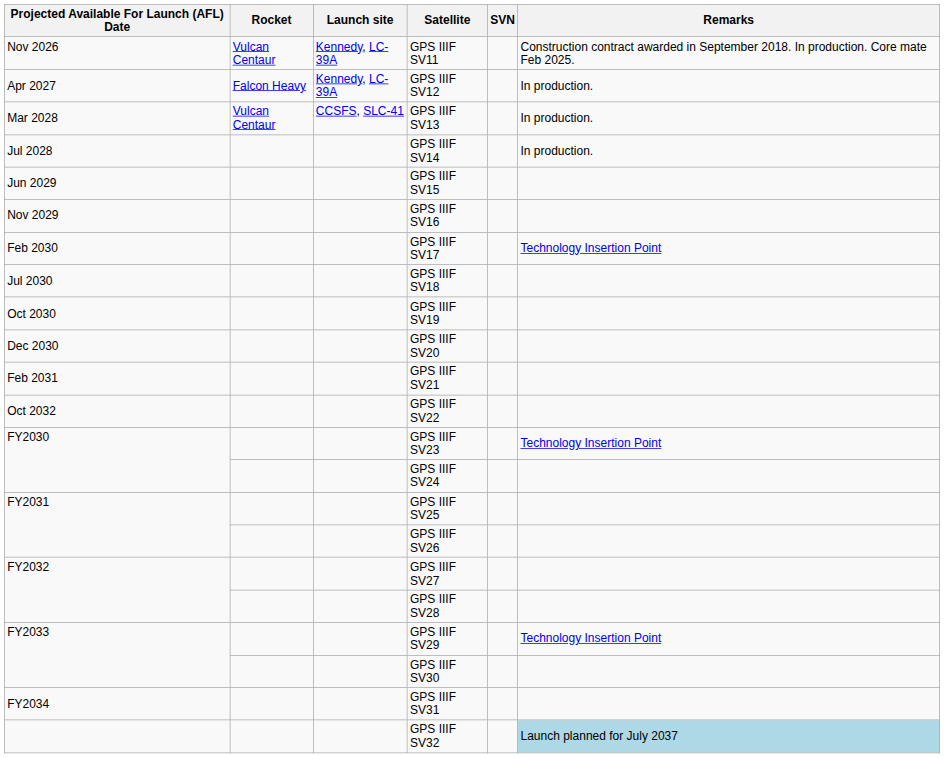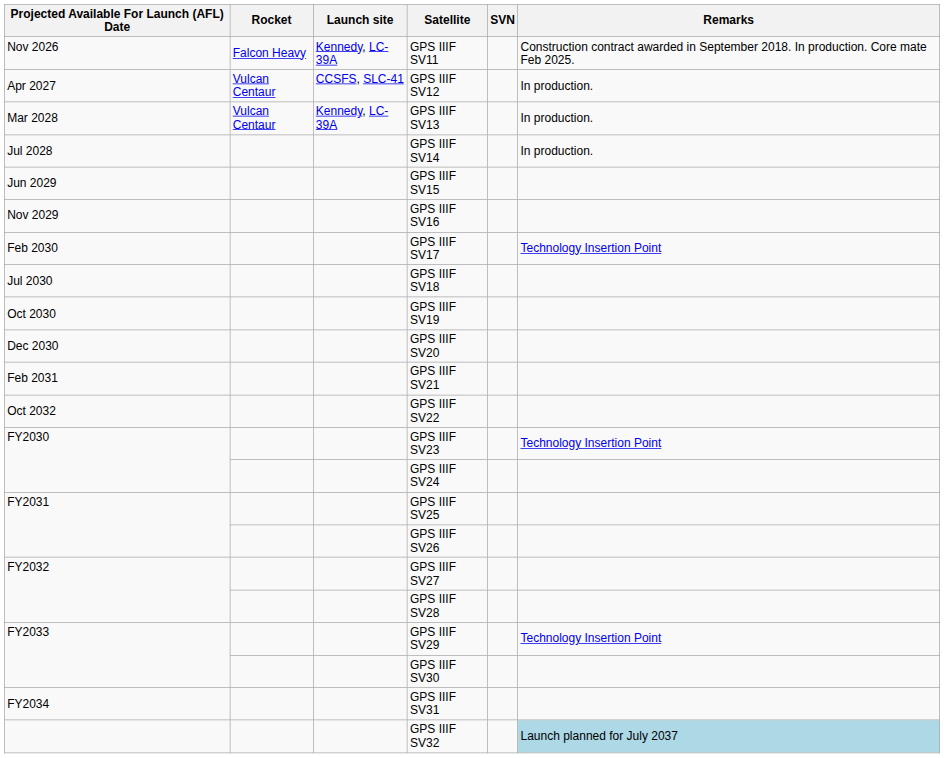(254, 53) Vulcan Centaur -> (269, 53) Falcon Heavy
(269, 85) Falcon Heavy -> (254, 85) Vulcan Centaur
(352, 85) Kennedy, LC-39A -> (360, 79) CCSFS, SLC-41
(360, 111) CCSFS, SLC-41 -> (352, 118) Kennedy, LC-39A
